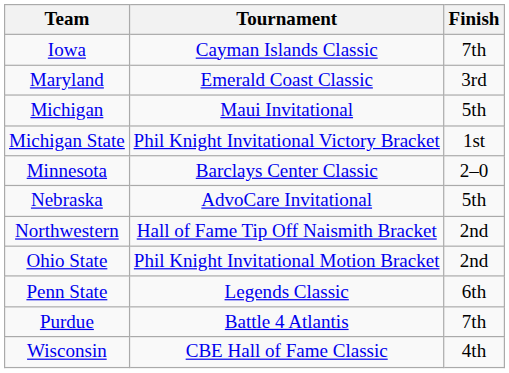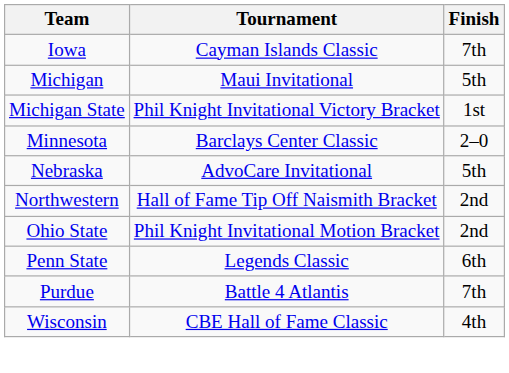- row: (67, 79)
